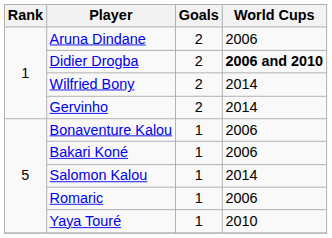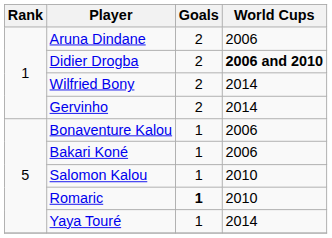(241, 175) 2014 -> (241, 175) 2010
(199, 198) normal -> (199, 198) bold
(241, 198) 2006 -> (241, 198) 2010
(241, 221) 2010 -> (241, 221) 2014
